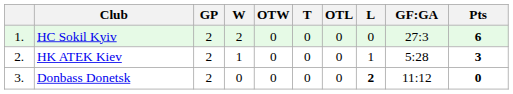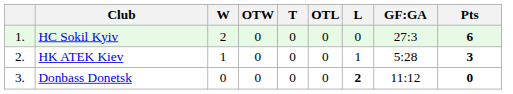- column: (209, 15)
